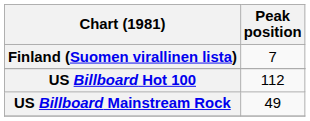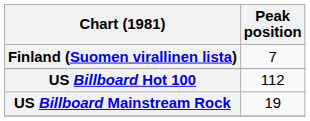(273, 103) 49 -> (273, 103) 19
